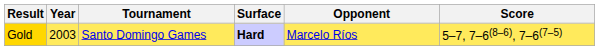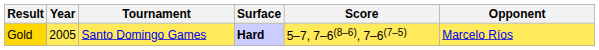columns swapped: (362, 14) <-> (517, 14)
(63, 34) 2003 -> (63, 34) 2005
